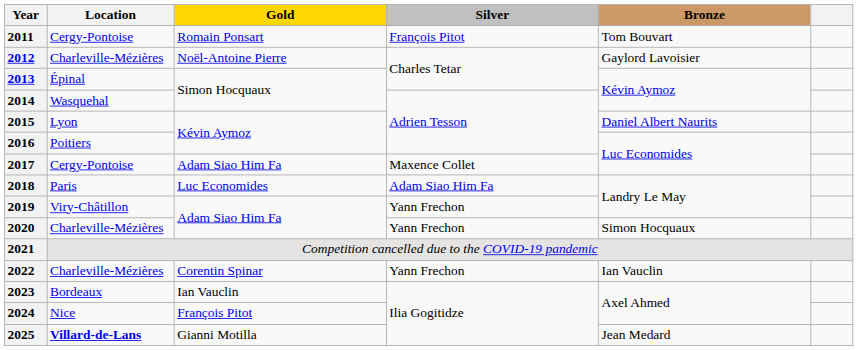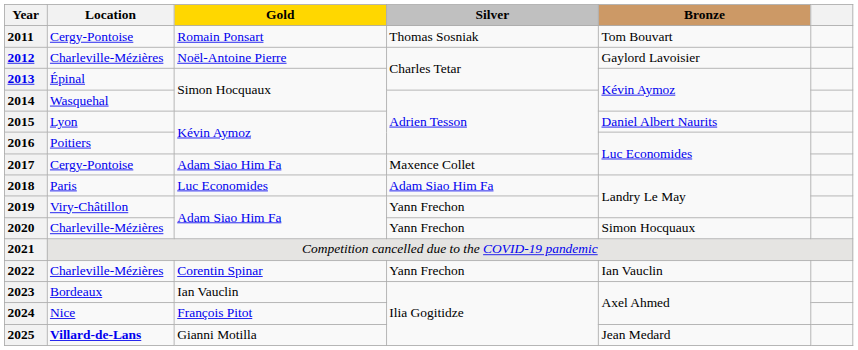(427, 36) François Pitot -> (434, 36) Thomas Sosniak
